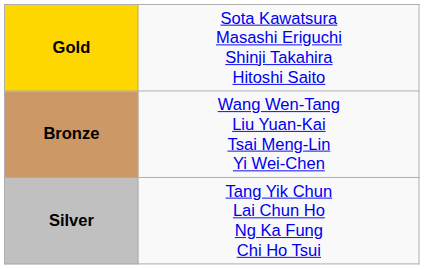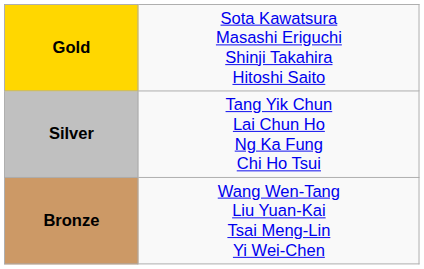rows swapped: (71, 220) <-> (71, 133)
